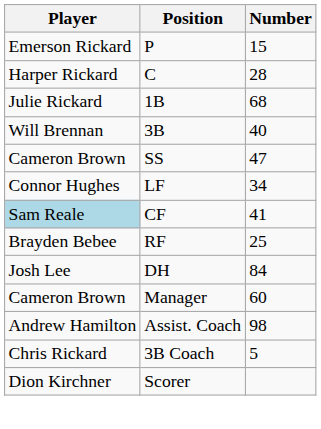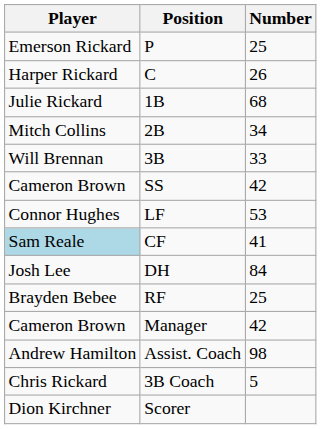(258, 46) 15 -> (258, 46) 25
(258, 74) 28 -> (258, 74) 26
+ row: (155, 130)
(258, 130) 40 -> (258, 158) 33
(258, 158) 47 -> (258, 185) 42
(258, 185) 34 -> (258, 213) 53
rows swapped: (155, 241) <-> (157, 269)
(258, 297) 60 -> (258, 325) 42
